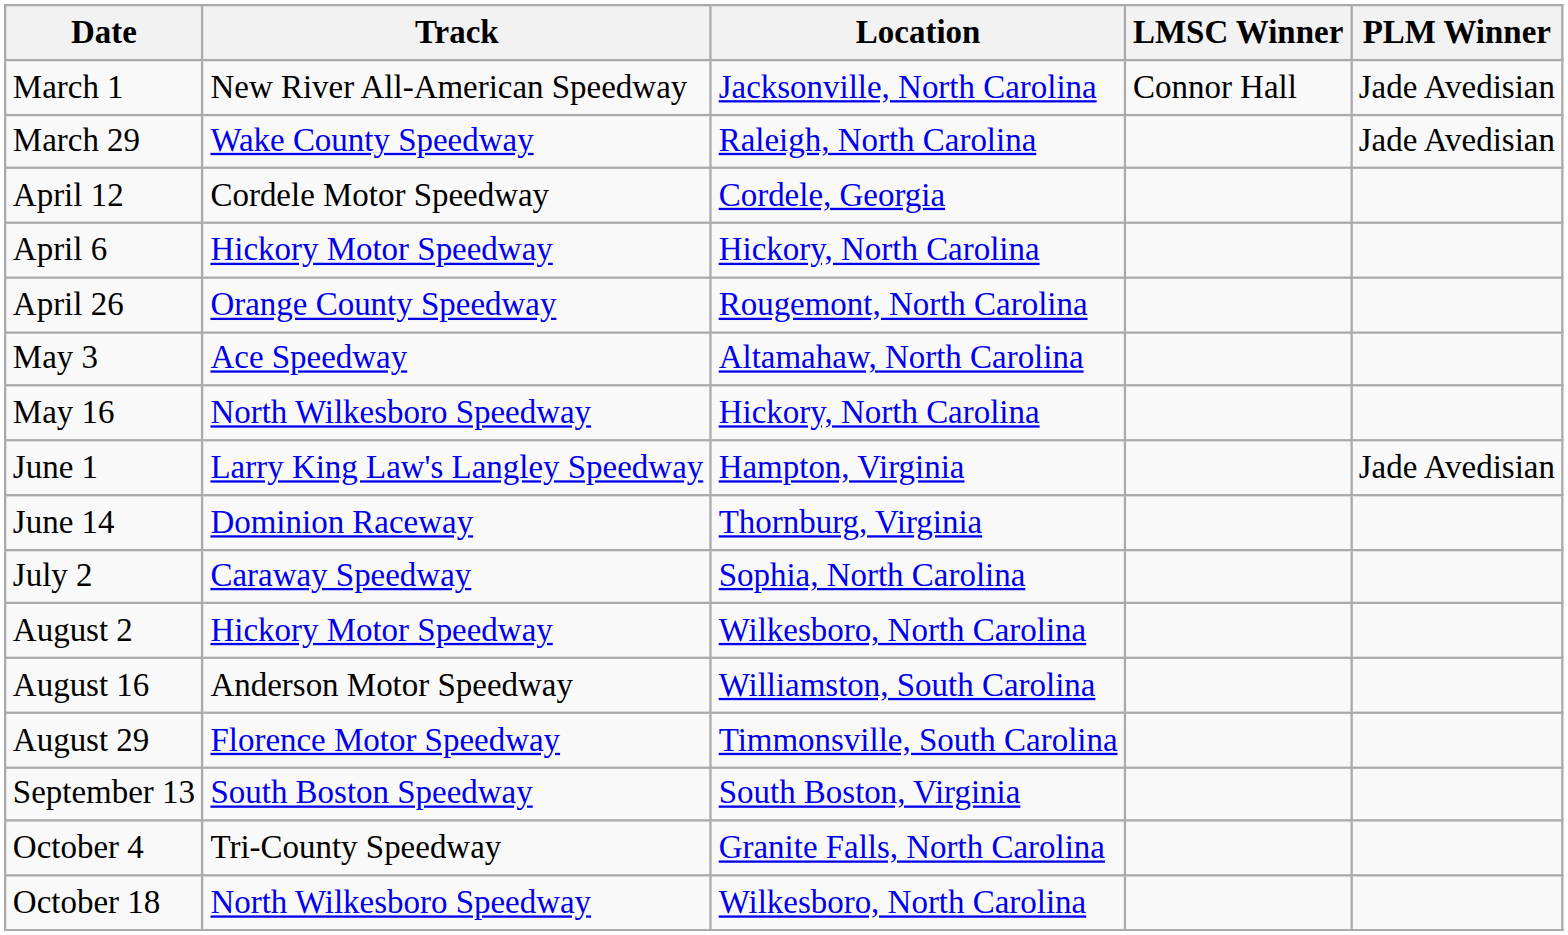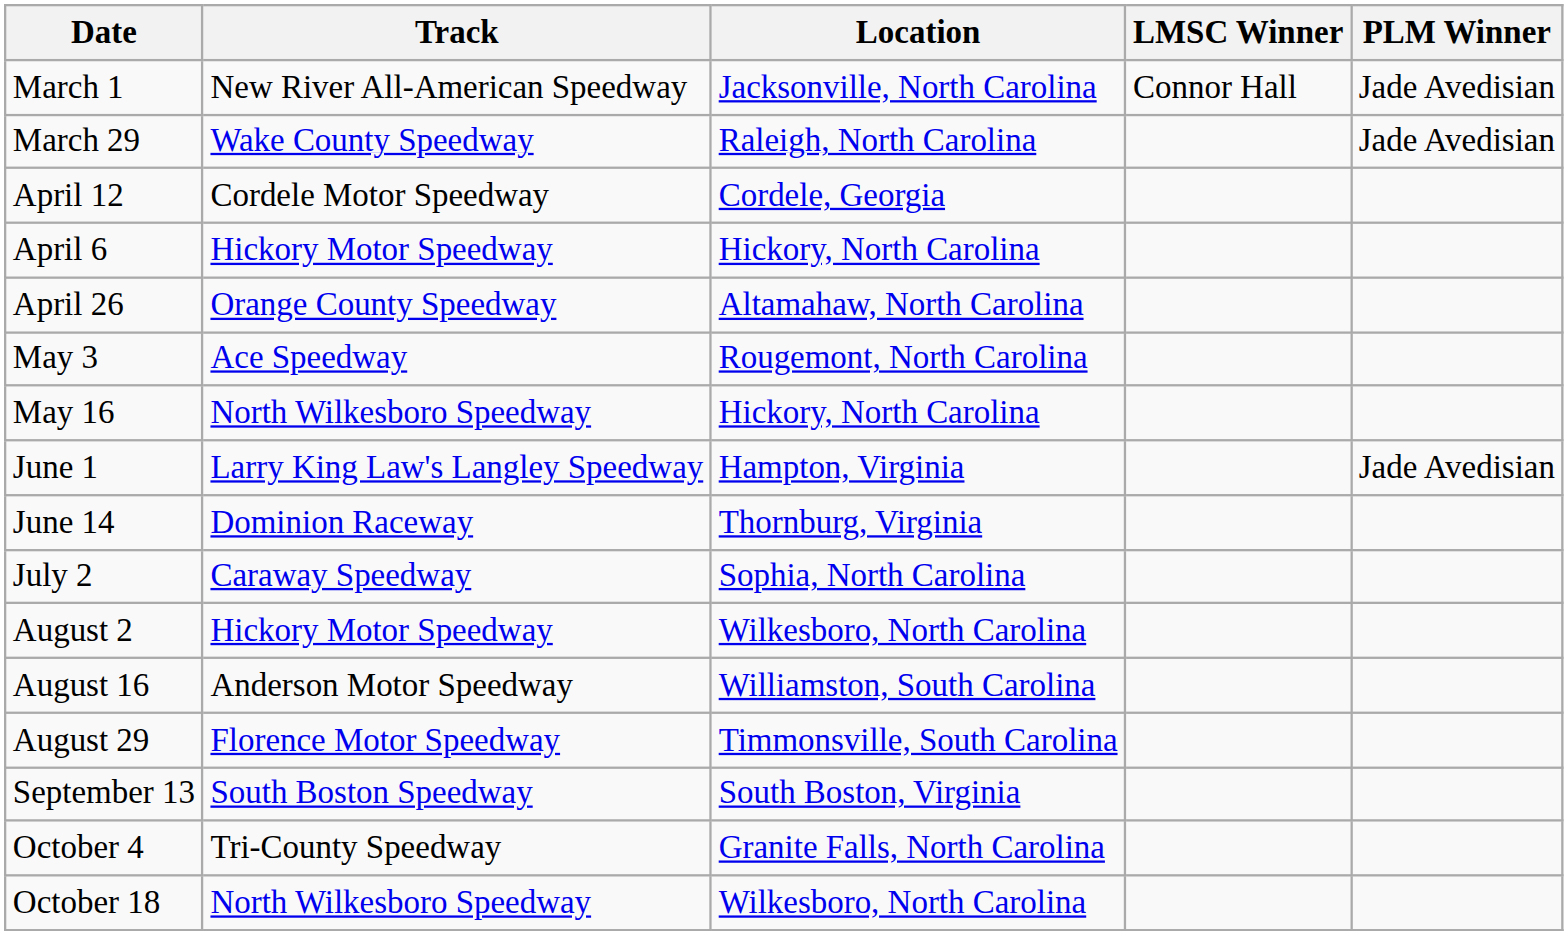(903, 304) Rougemont, North Carolina -> (901, 304) Altamahaw, North Carolina
(901, 358) Altamahaw, North Carolina -> (903, 358) Rougemont, North Carolina
